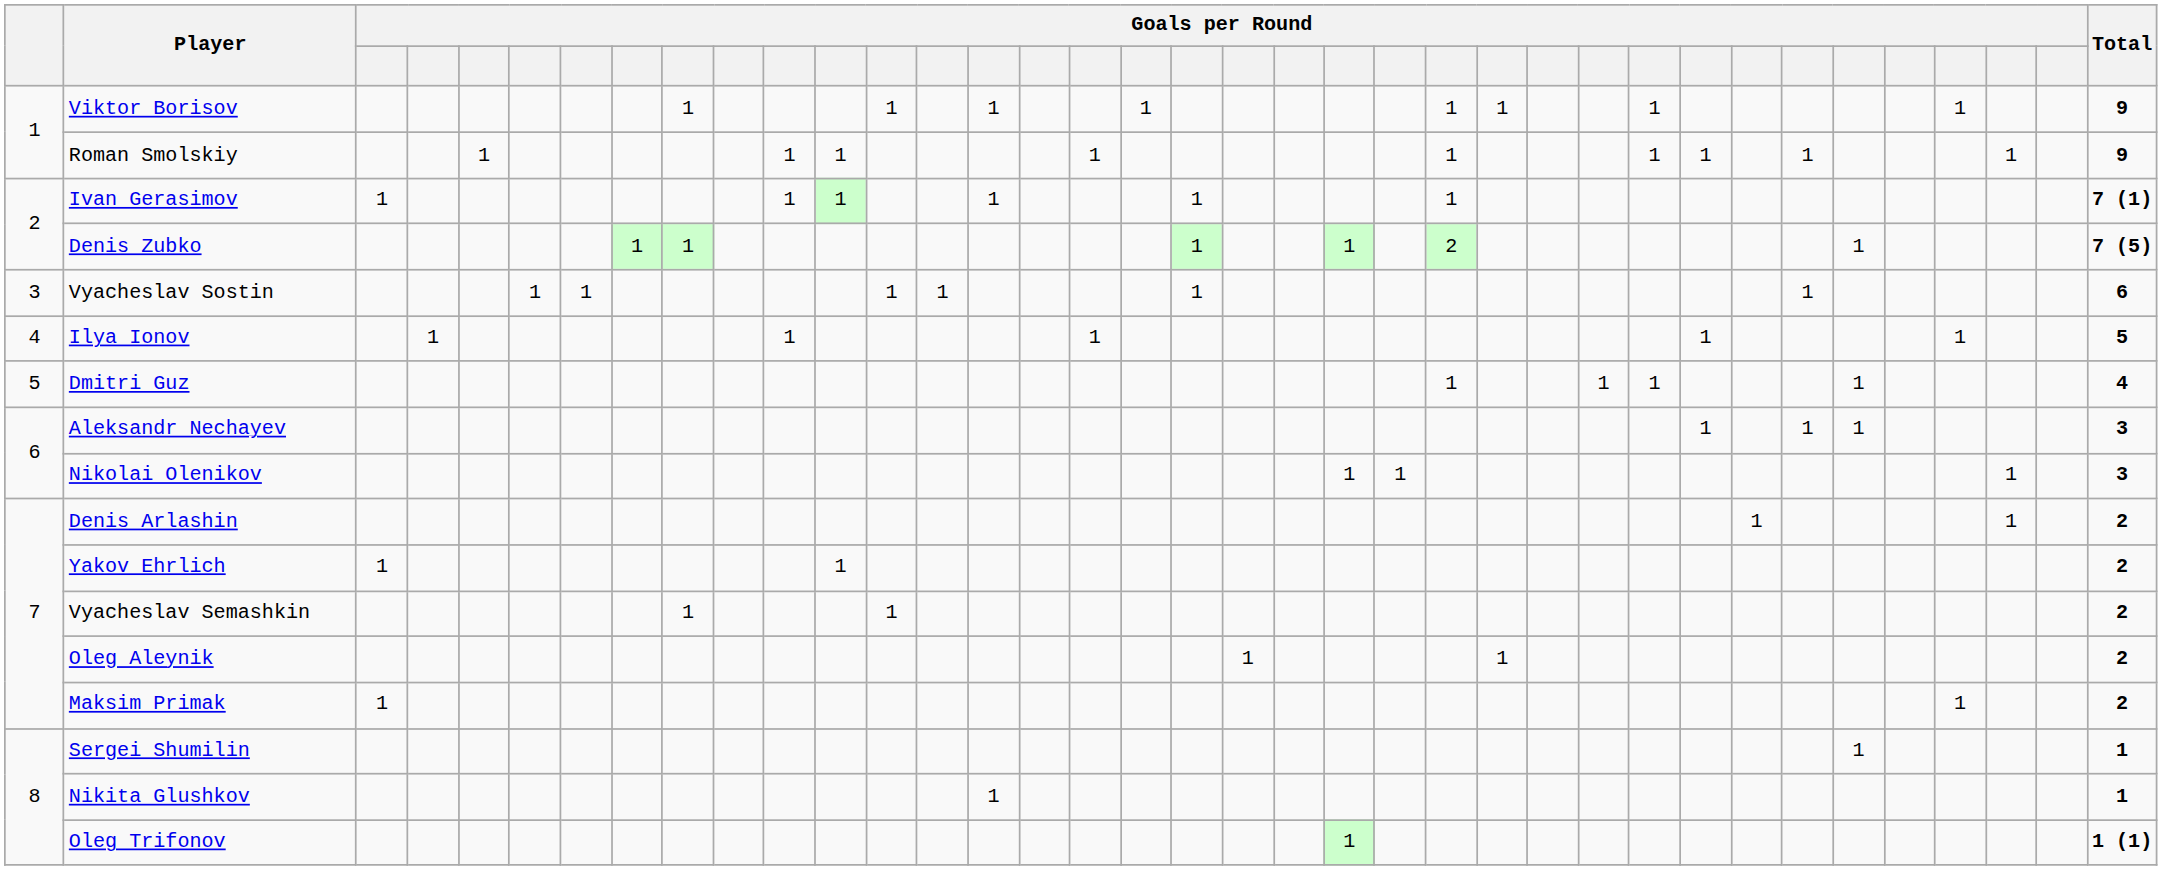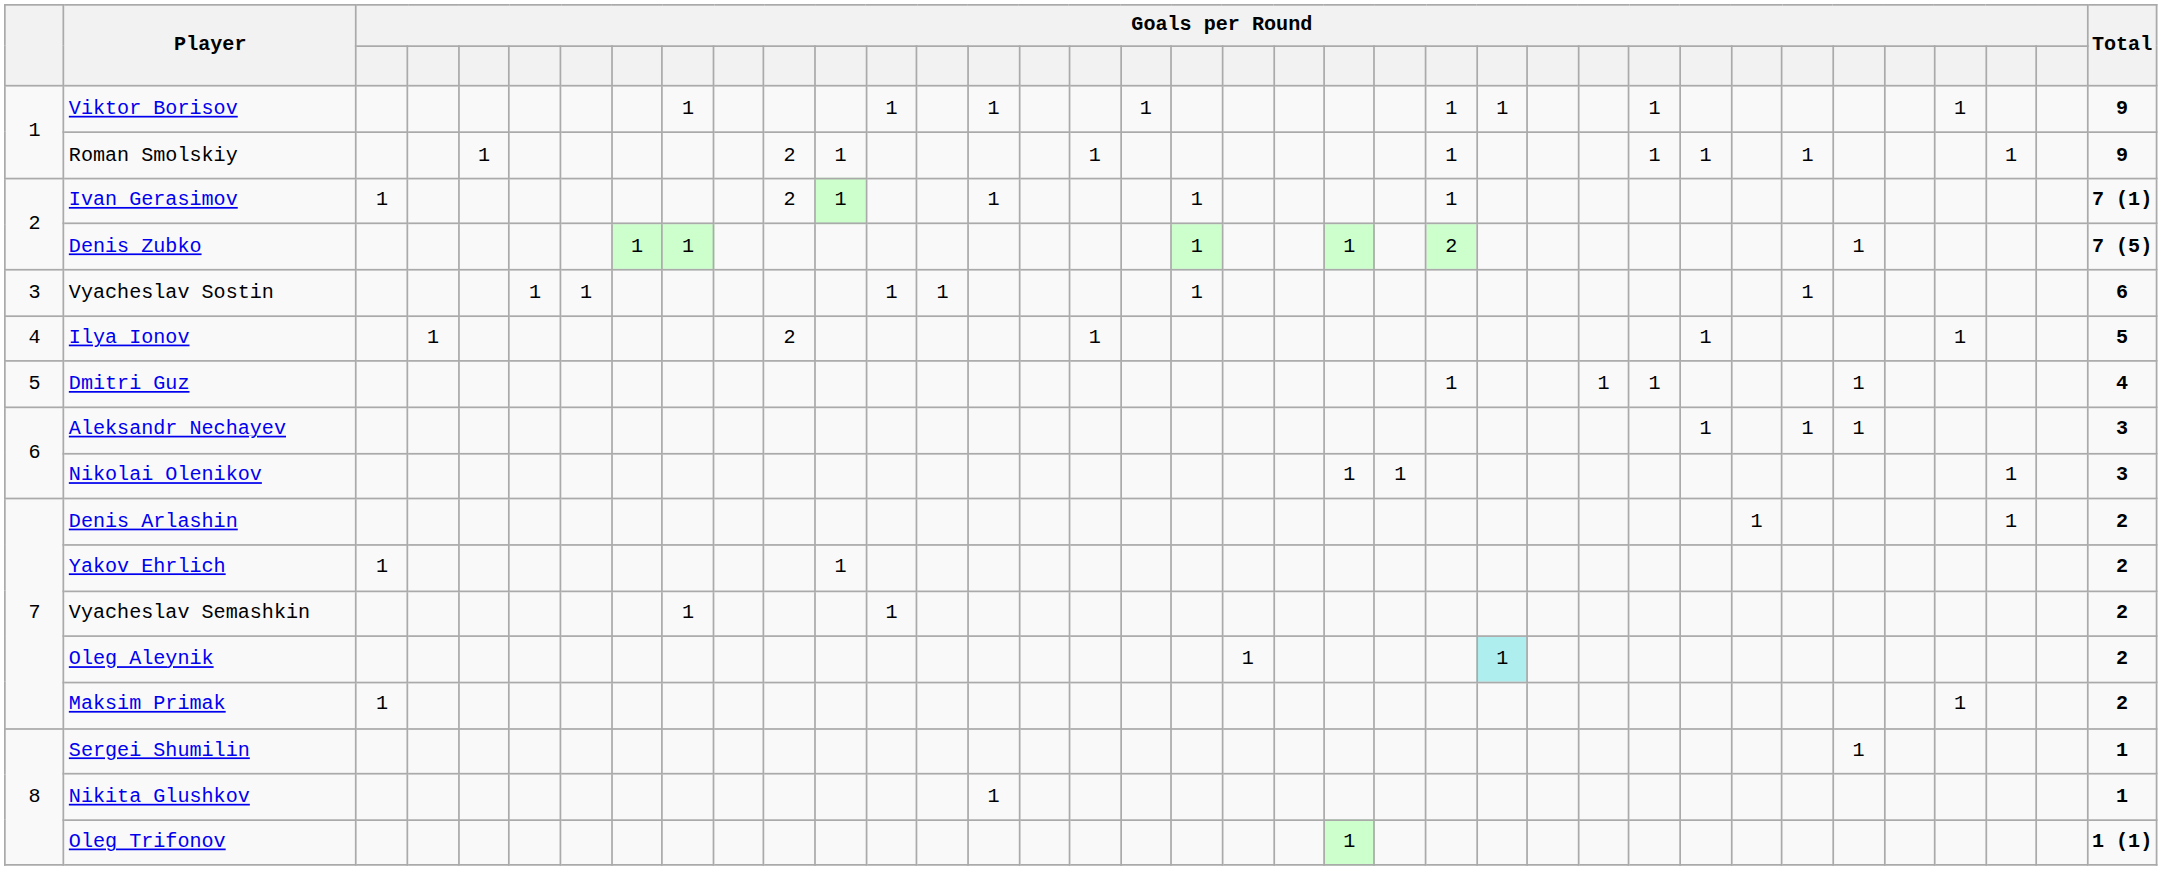(789, 154) 1 -> (789, 154) 2
(789, 200) 1 -> (789, 200) 2
(789, 338) 1 -> (789, 338) 2
(1502, 659) no background -> (1502, 659) paleturquoise background
